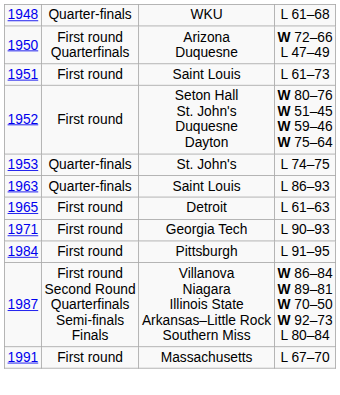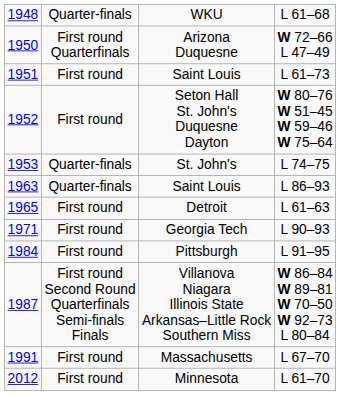+ row: (23, 379)
